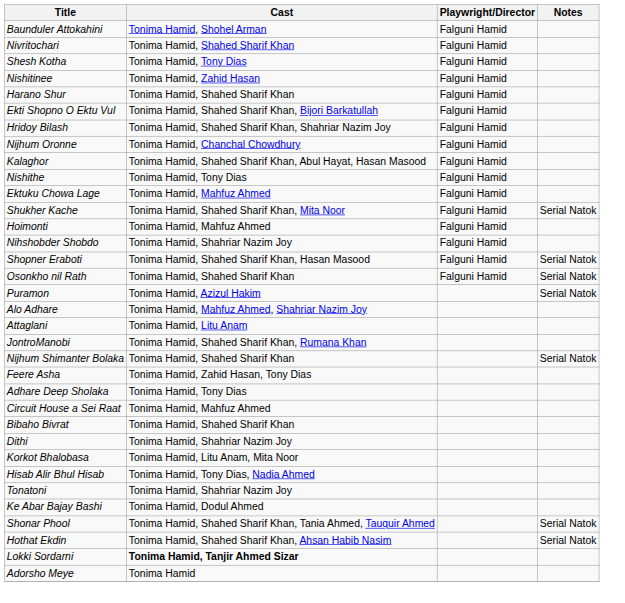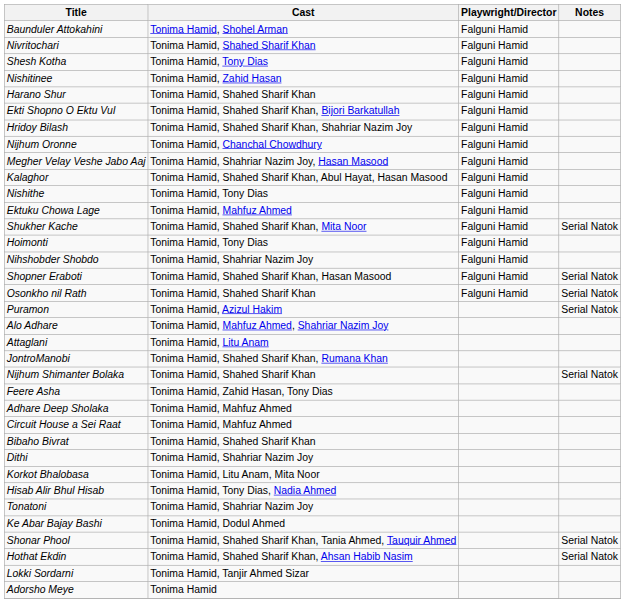+ row: (76, 161)
(200, 227) Tonima Hamid, Mahfuz Ahmed -> (209, 243) Tonima Hamid, Tony Dias
(188, 392) Tonima Hamid, Tony Dias -> (221, 408) Tonima Hamid, Mahfuz Ahmed
(214, 557) bold -> (230, 573) normal
